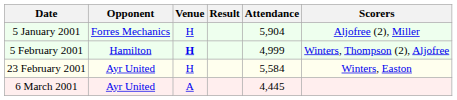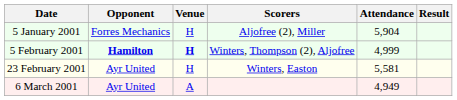columns swapped: (225, 13) <-> (377, 13)
(130, 50) normal -> (130, 50) bold
(272, 68) 5,584 -> (387, 68) 5,581
(272, 87) 4,445 -> (387, 87) 4,949
